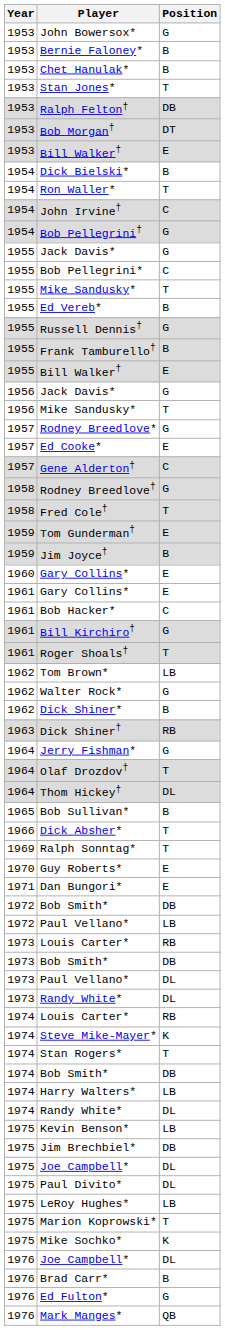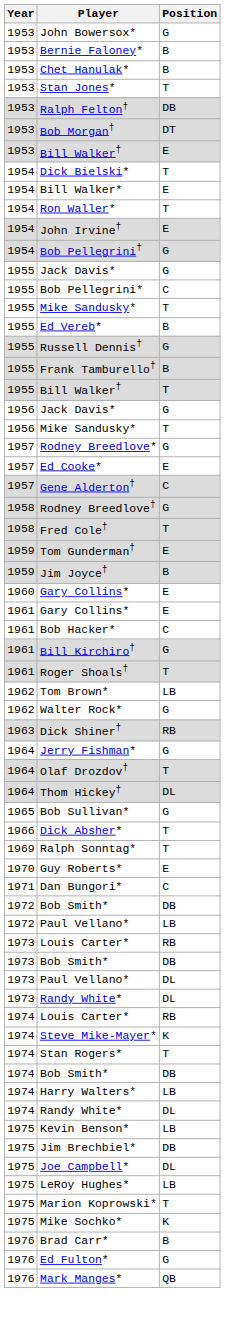(166, 172) B -> (166, 172) T
+ row: (21, 190)
(166, 210) C -> (166, 229) E
(166, 371) E -> (166, 390) T
- row: (21, 710)
(166, 812) B -> (166, 812) G
(166, 887) E -> (166, 887) C
- row: (21, 1185)
- row: (21, 1260)
